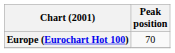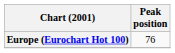(150, 39) 70 -> (150, 39) 76
